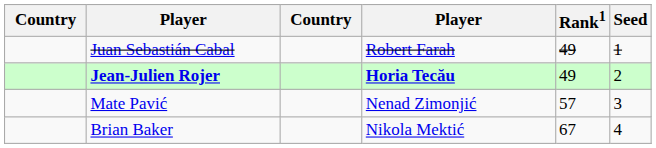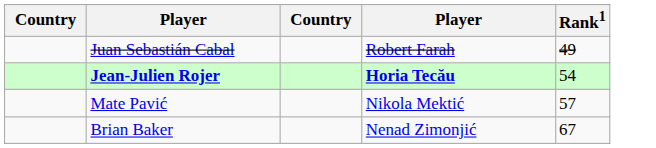- column: (631, 20)
(568, 76) 49 -> (568, 76) 54
(421, 103) Nenad Zimonjić -> (415, 103) Nikola Mektić
(415, 130) Nikola Mektić -> (421, 130) Nenad Zimonjić
